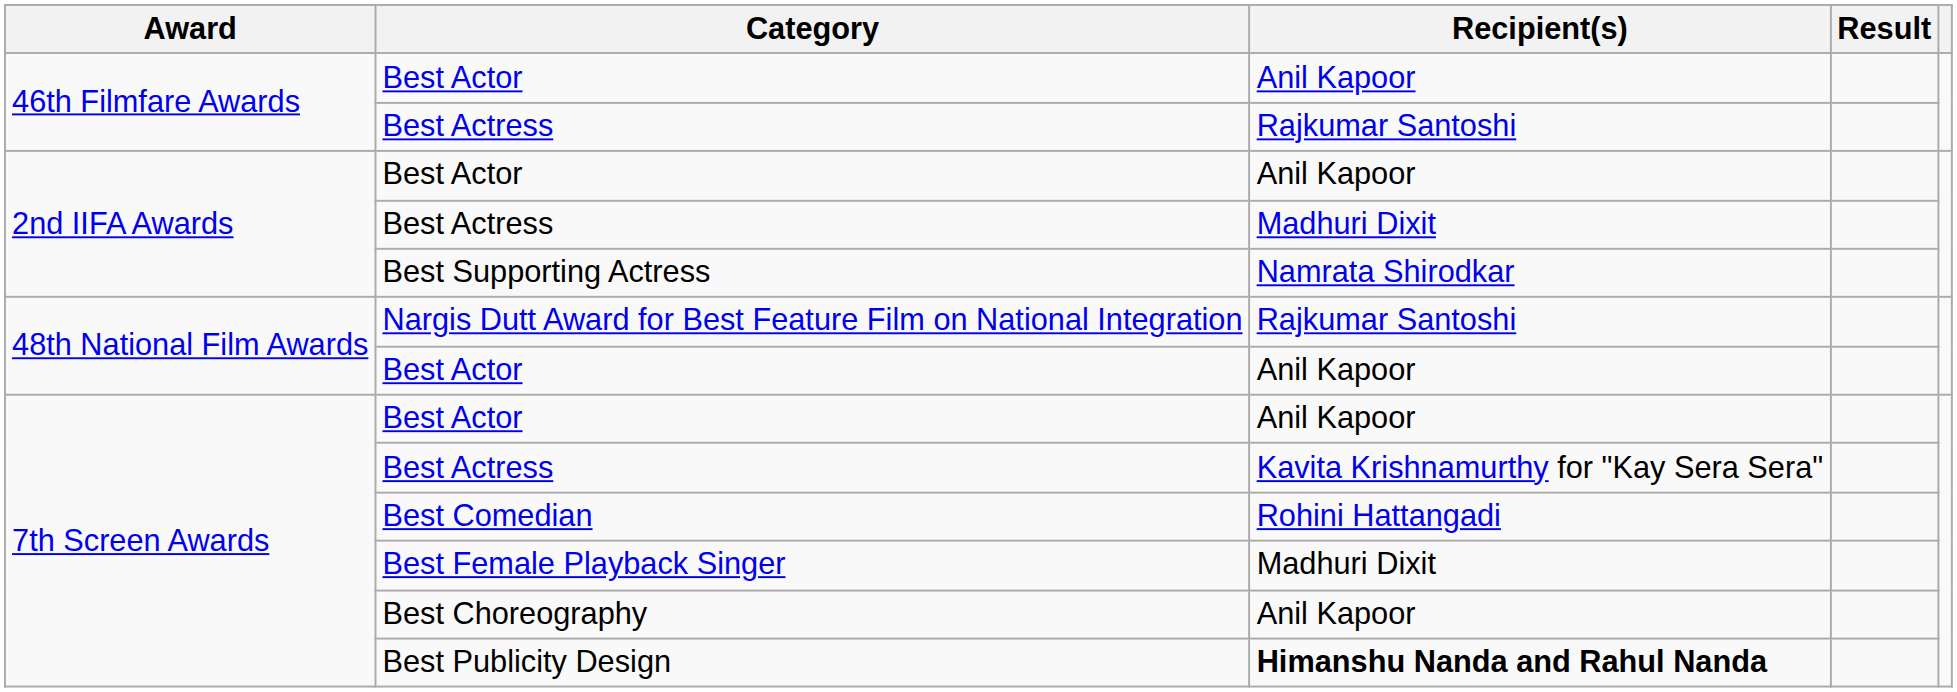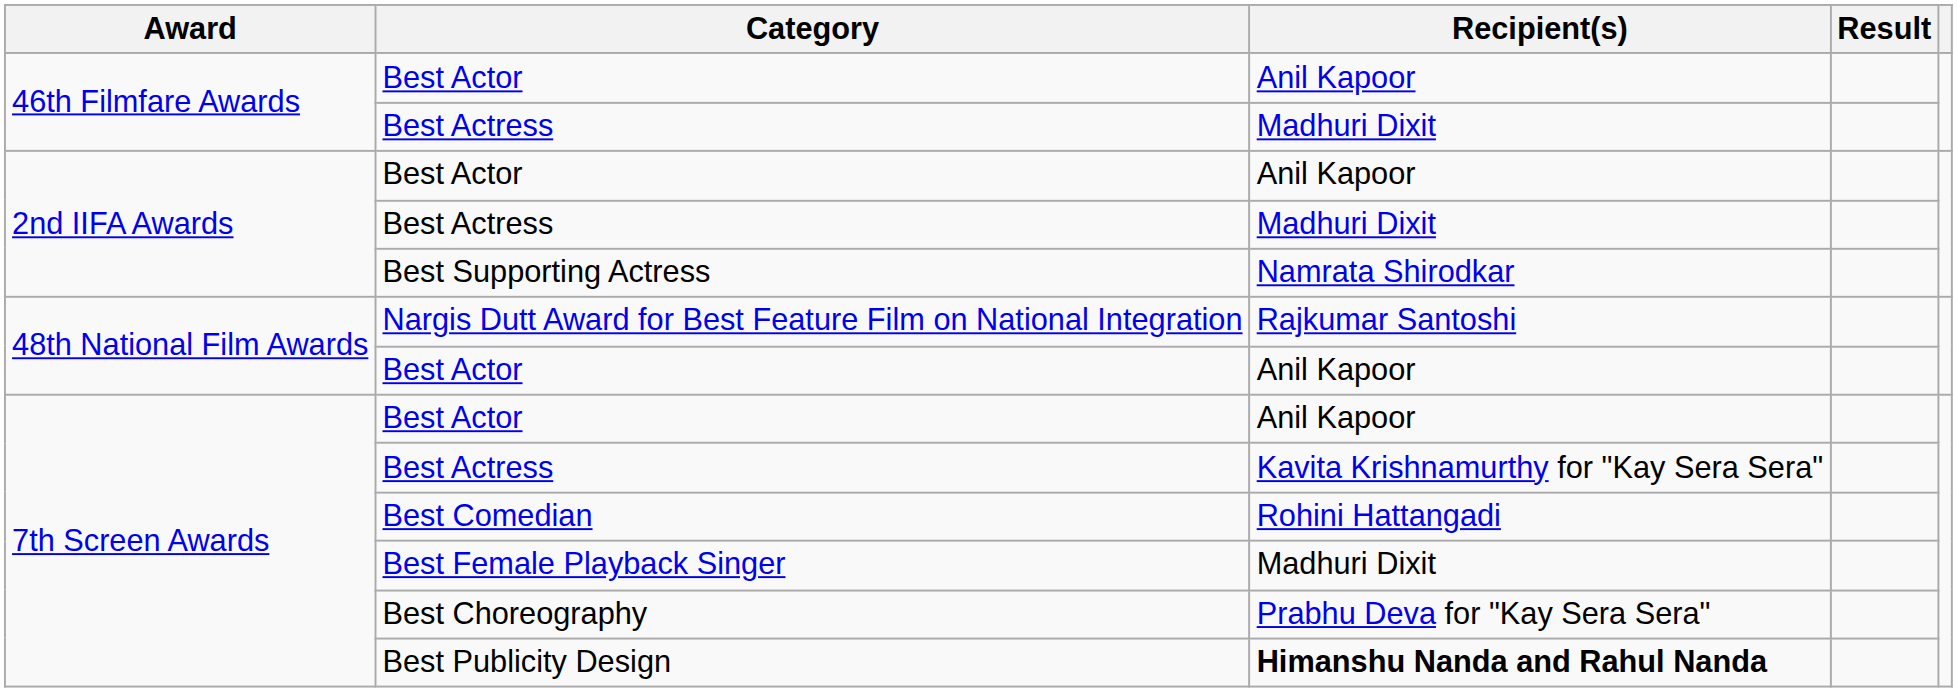(1386, 126) Rajkumar Santoshi -> (1346, 126) Madhuri Dixit
(1336, 613) Anil Kapoor -> (1484, 613) Prabhu Deva for "Kay Sera Sera"
